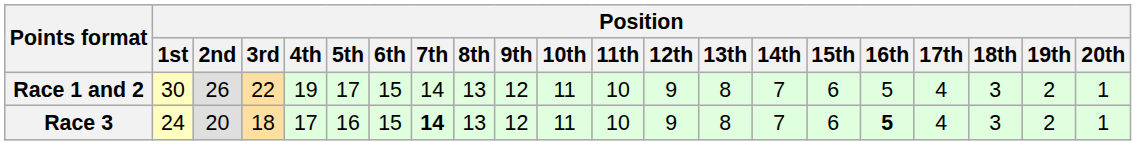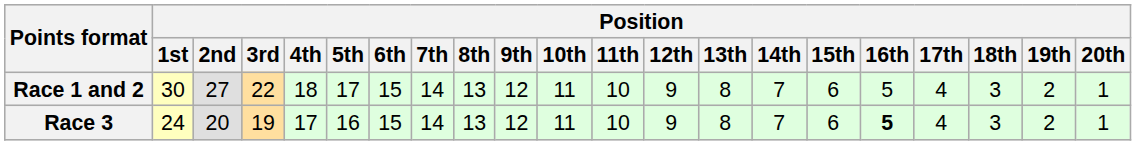(217, 89) 26 -> (217, 89) 27
(306, 89) 19 -> (306, 89) 18
(263, 122) 18 -> (263, 122) 19
(432, 122) bold -> (432, 122) normal
